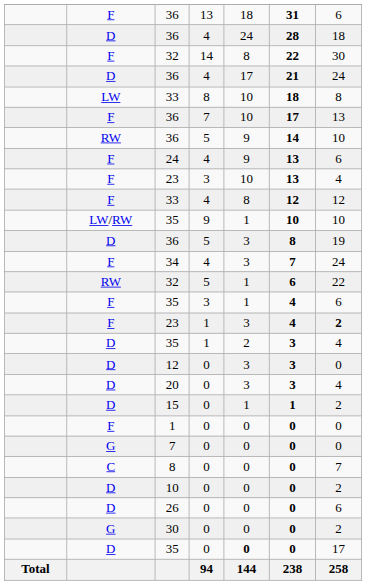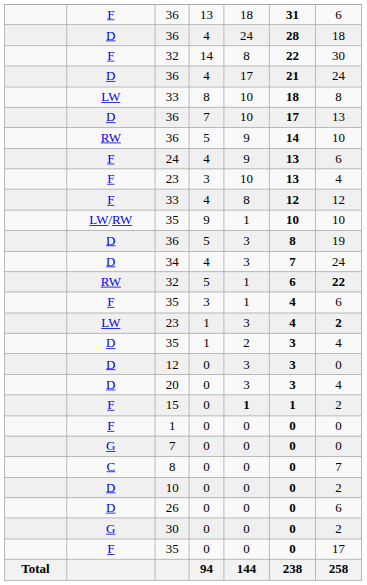(111, 117) F -> (111, 117) D
(111, 261) F -> (111, 261) D
(339, 281) normal -> (339, 281) bold
(111, 323) F -> (111, 323) LW
(111, 405) D -> (111, 405) F
(247, 405) normal -> (247, 405) bold
(111, 549) D -> (111, 549) F
(247, 549) bold -> (247, 549) normal
